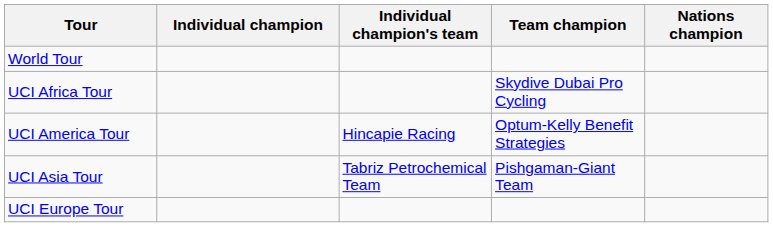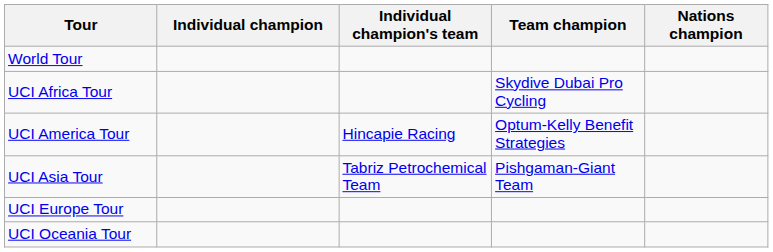+ row: (70, 234)
